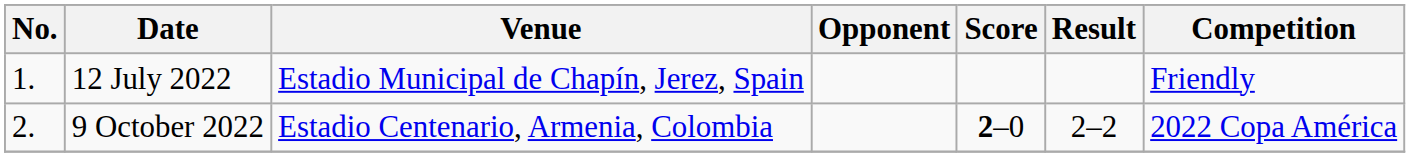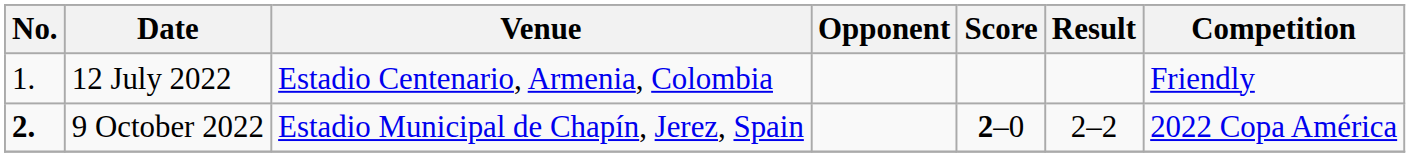(541, 77) Estadio Municipal de Chapín, Jerez, Spain -> (526, 77) Estadio Centenario, Armenia, Colombia
(24, 126) normal -> (24, 126) bold
(526, 126) Estadio Centenario, Armenia, Colombia -> (541, 126) Estadio Municipal de Chapín, Jerez, Spain
